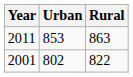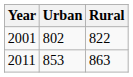rows swapped: (22, 38) <-> (22, 60)
